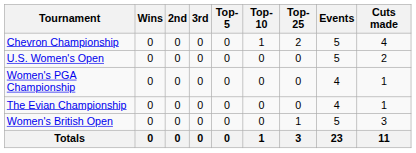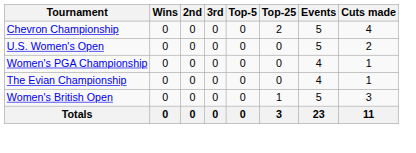- column: (262, 19)
